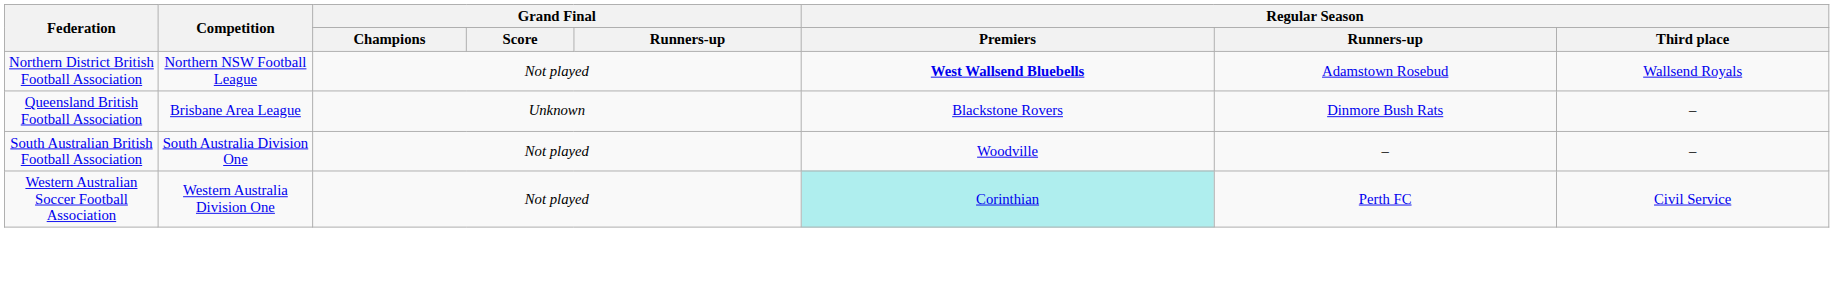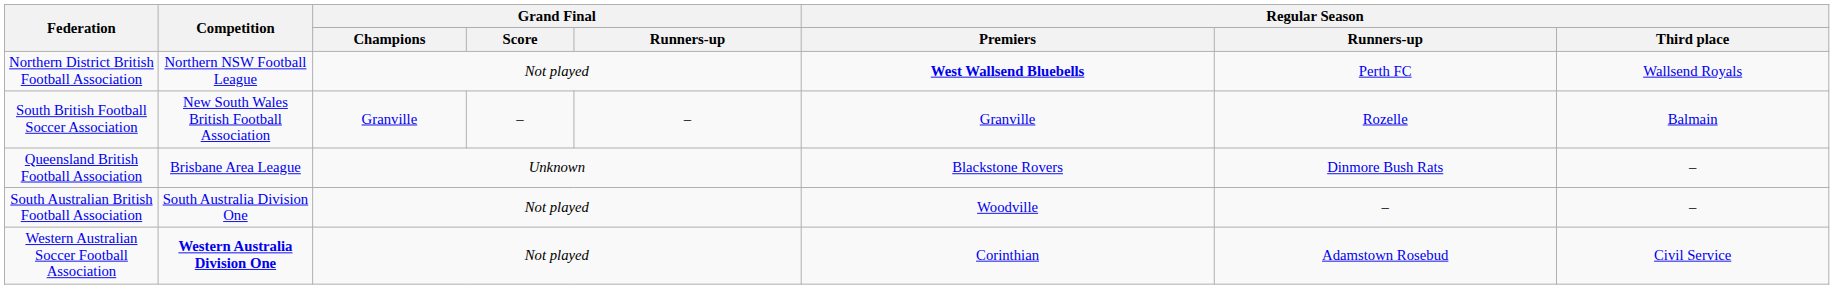(1385, 71) Adamstown Rosebud -> (1385, 71) Perth FC
+ row: (81, 119)
(235, 199) normal -> (235, 255) bold
(1008, 199) paleturquoise background -> (1008, 255) no background
(1385, 199) Perth FC -> (1385, 255) Adamstown Rosebud
